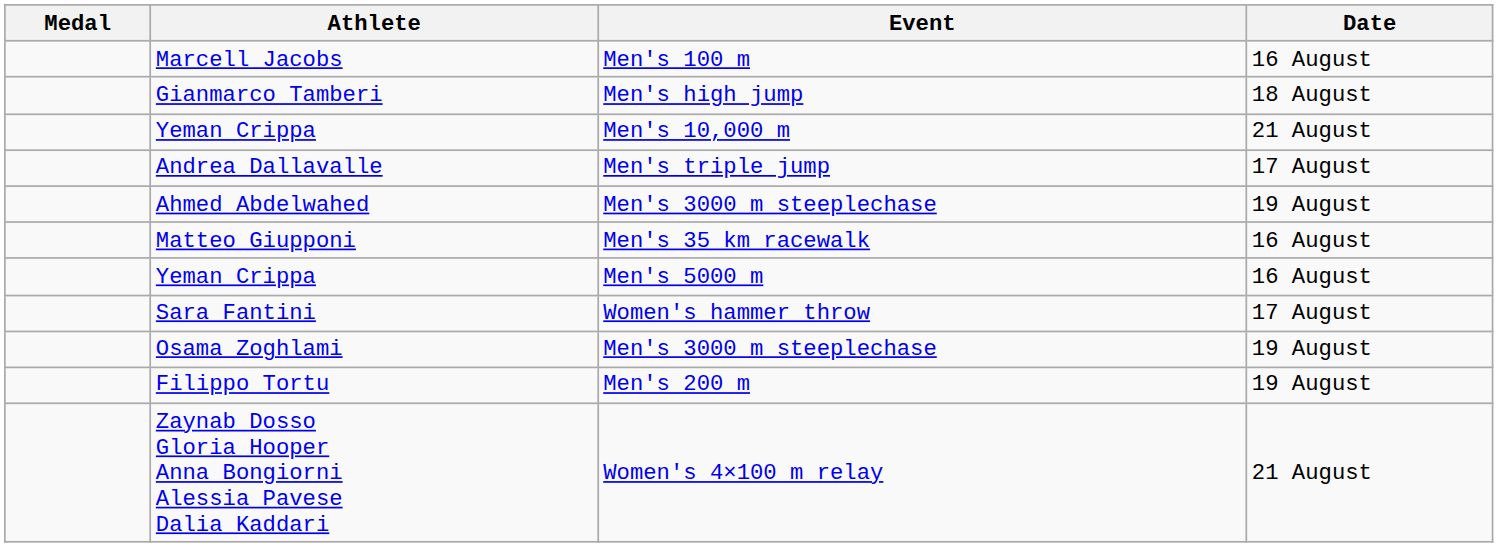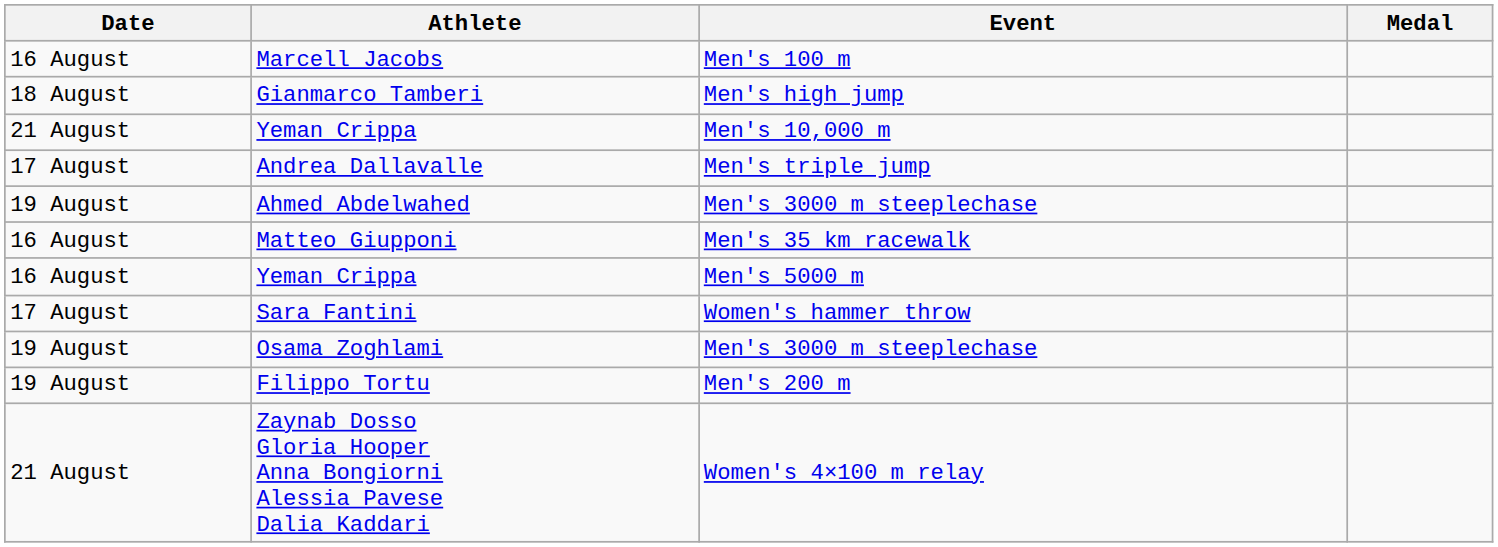columns swapped: (78, 23) <-> (1370, 23)
